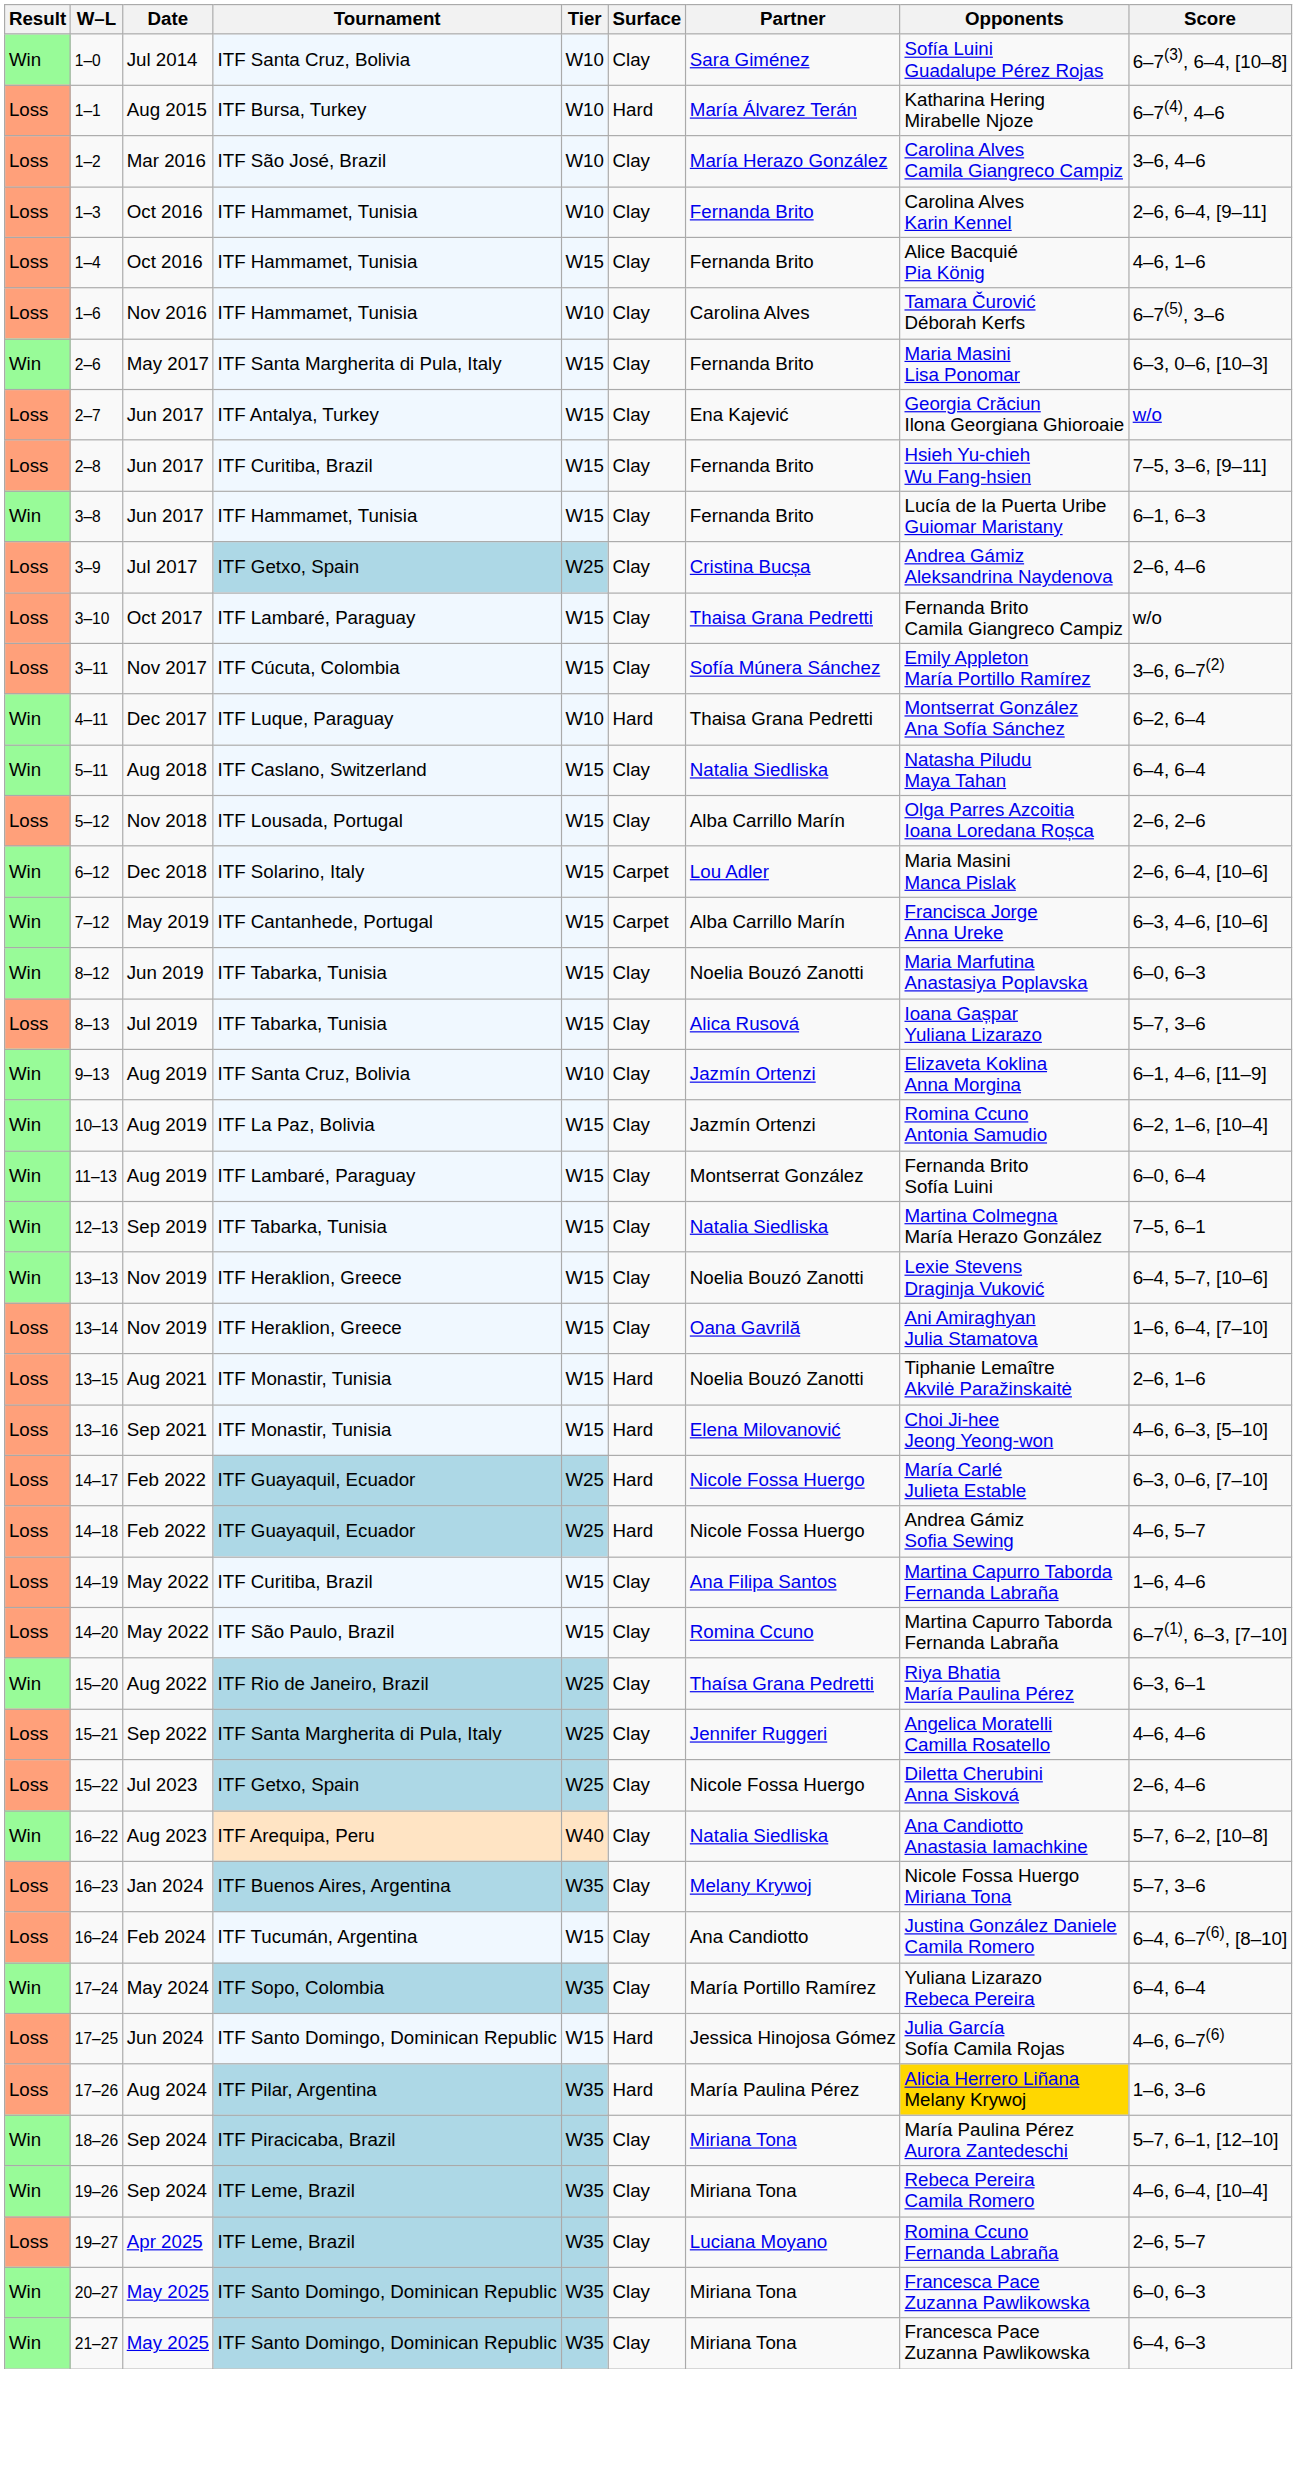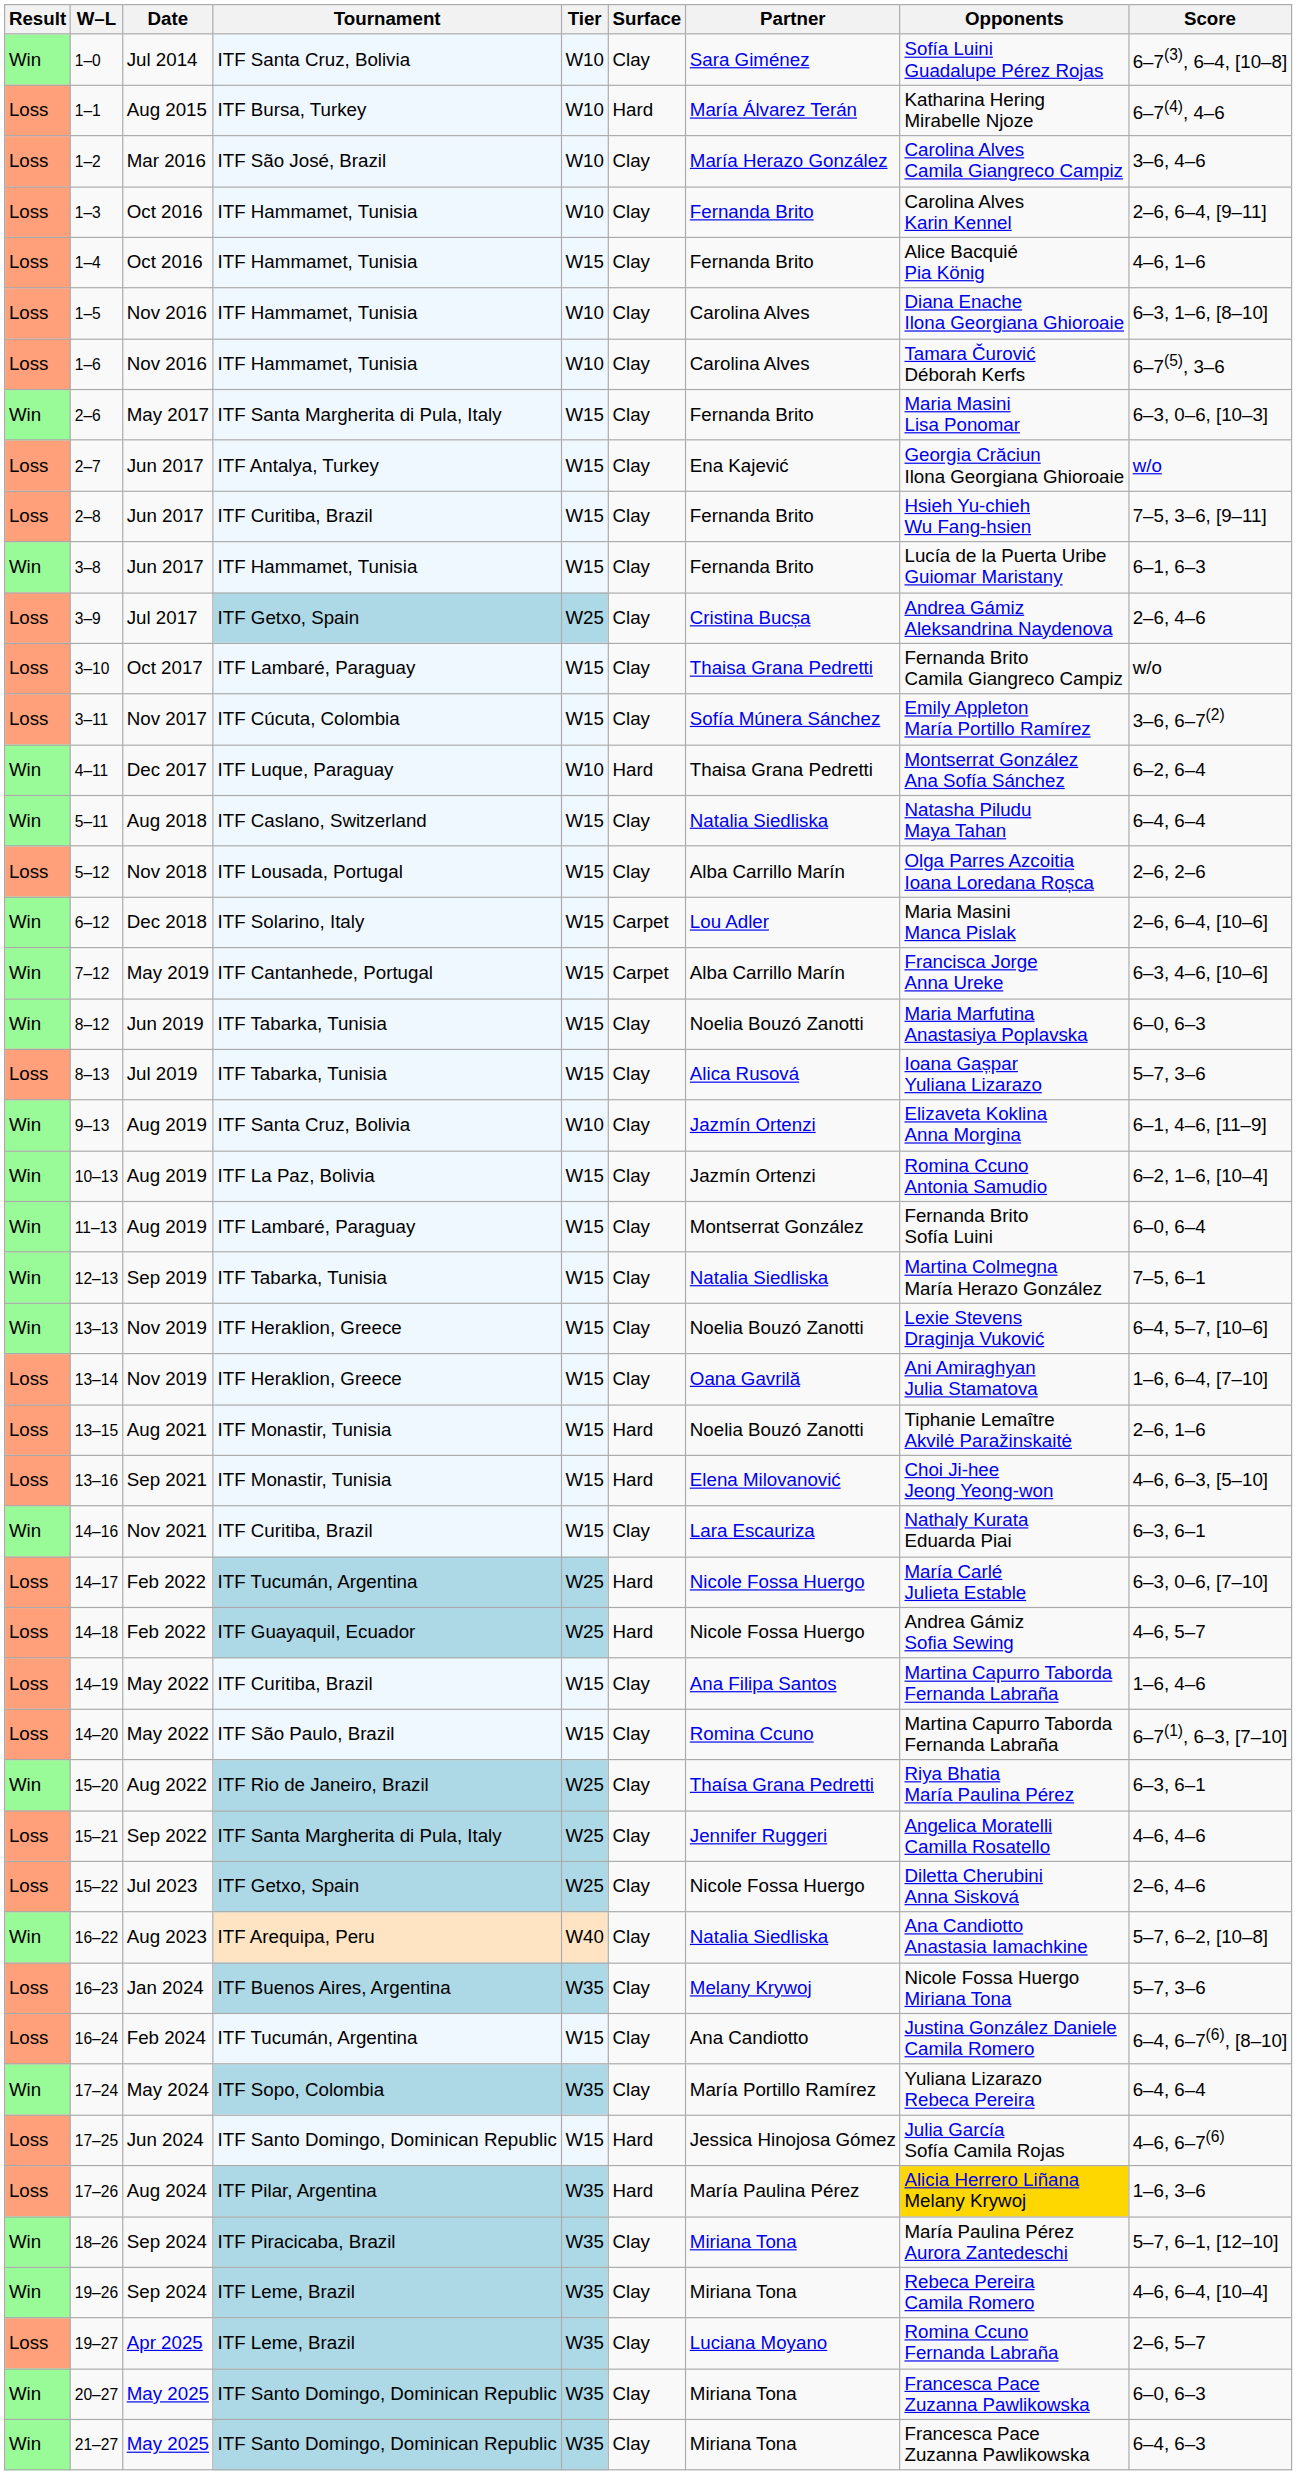+ row: (88, 314)
+ row: (96, 1532)
(316, 1480) ITF Guayaquil, Ecuador -> (317, 1582) ITF Tucumán, Argentina
